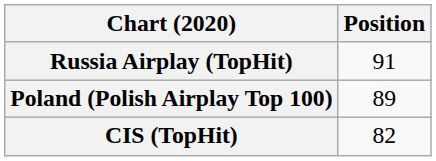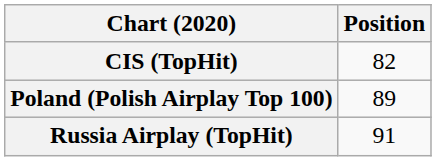rows swapped: (171, 135) <-> (171, 60)
